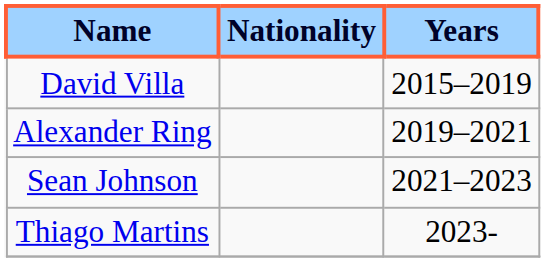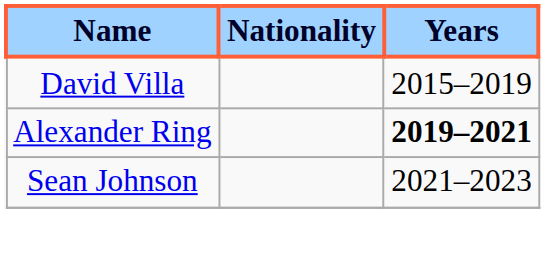(462, 132) normal -> (462, 132) bold
- row: (112, 231)
